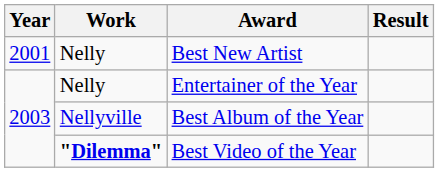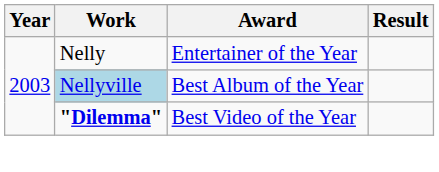- row: (237, 53)
(101, 118) no background -> (101, 85) lightblue background
